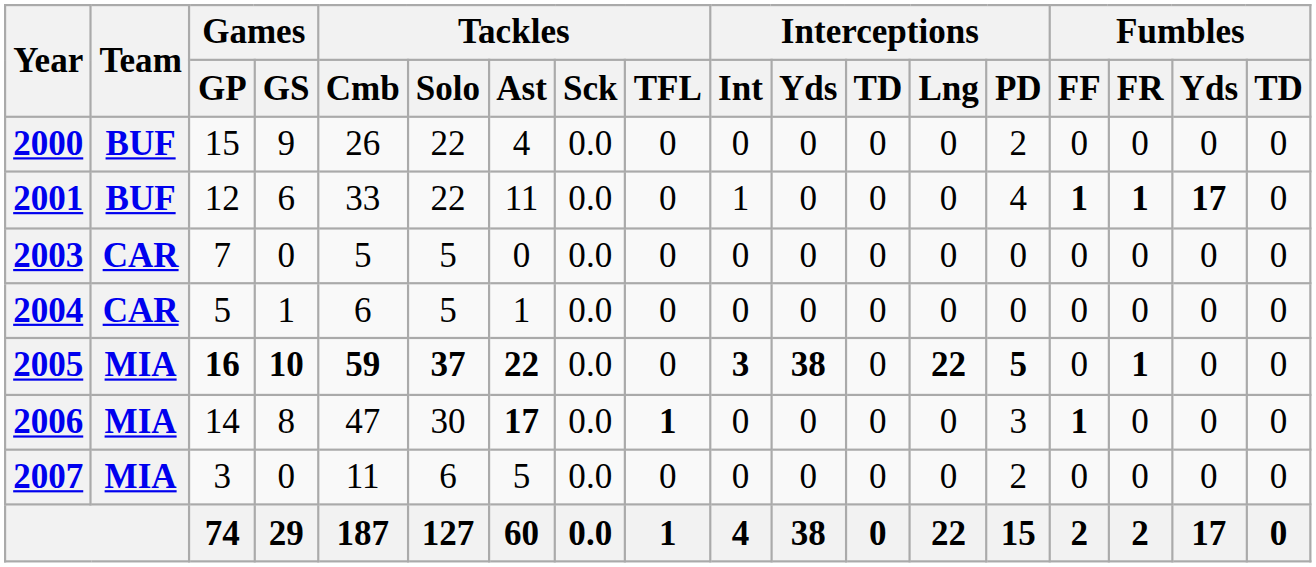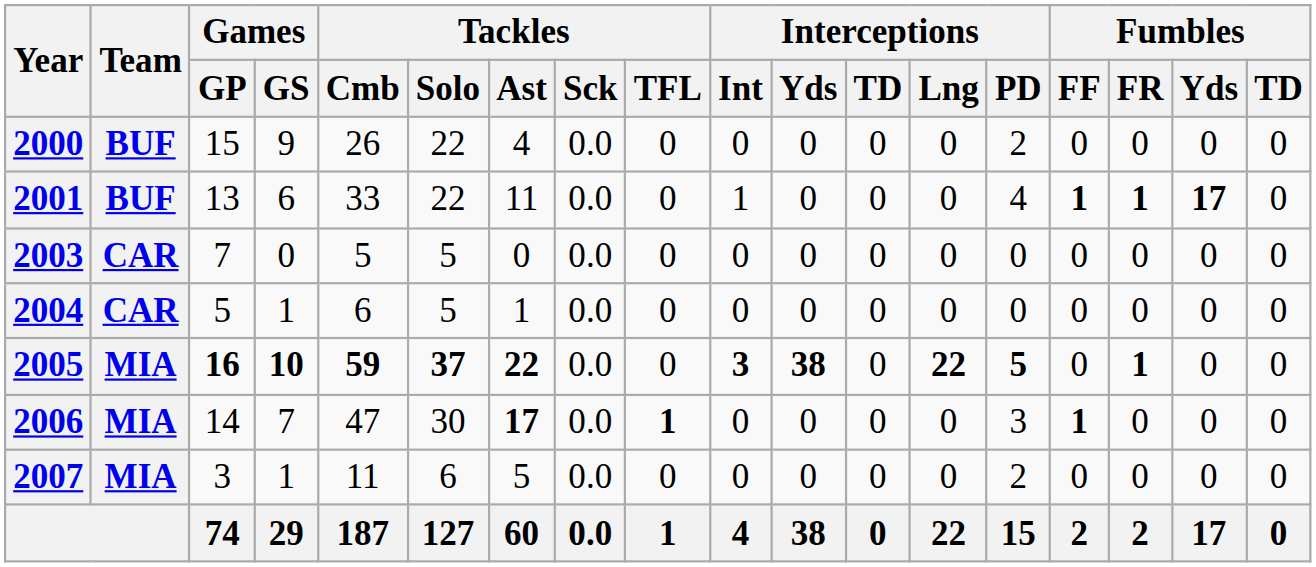(222, 198) 12 -> (222, 198) 13
(286, 421) 8 -> (286, 421) 7
(286, 476) 0 -> (286, 476) 1
